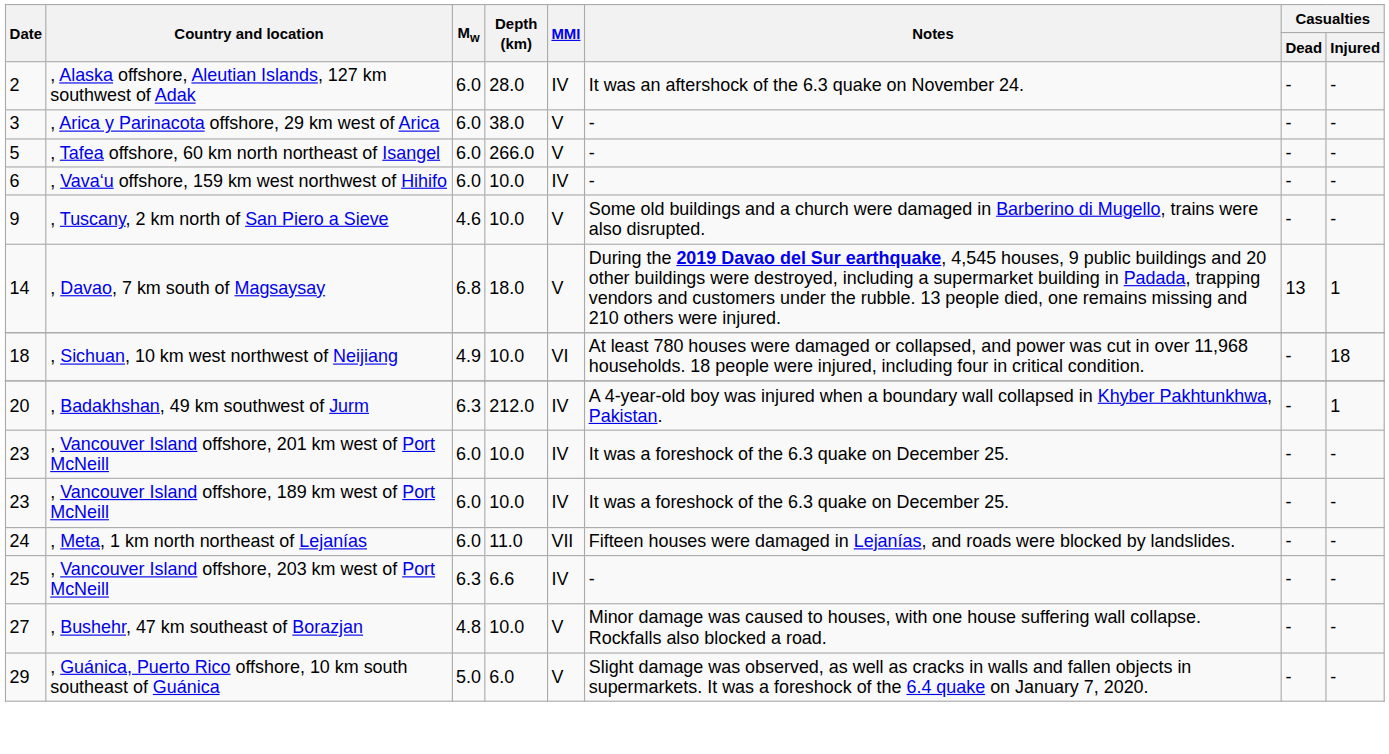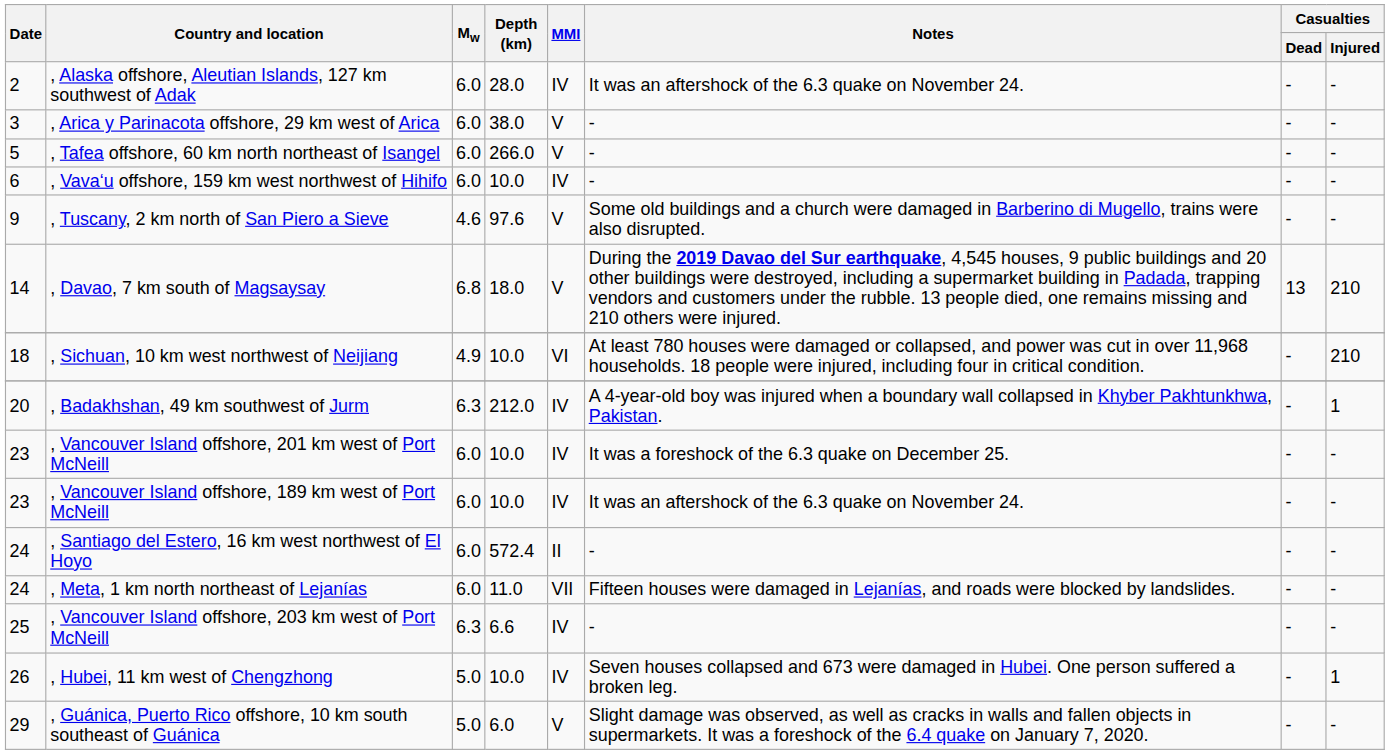(507, 219) 10.0 -> (507, 219) 97.6
(1335, 288) 1 -> (1345, 288) 210
(1340, 356) 18 -> (1345, 356) 210
(799, 502) It was a foreshock of the 6.3 quake on December 25. -> (806, 502) It was an aftershock of the 6.3 quake on November 24.
+ row: (245, 551)
+ row: (192, 676)
- row: (207, 628)
